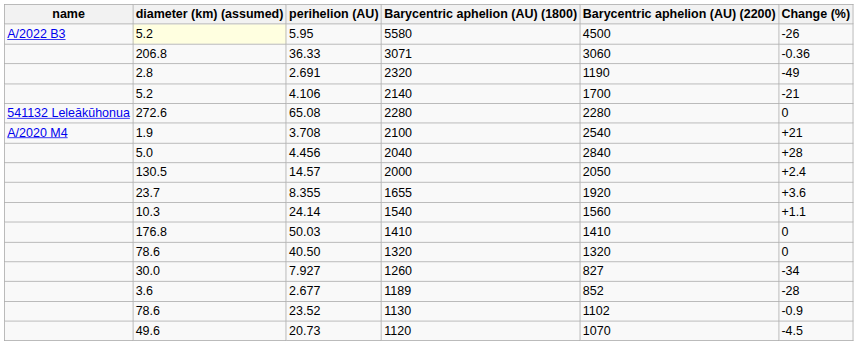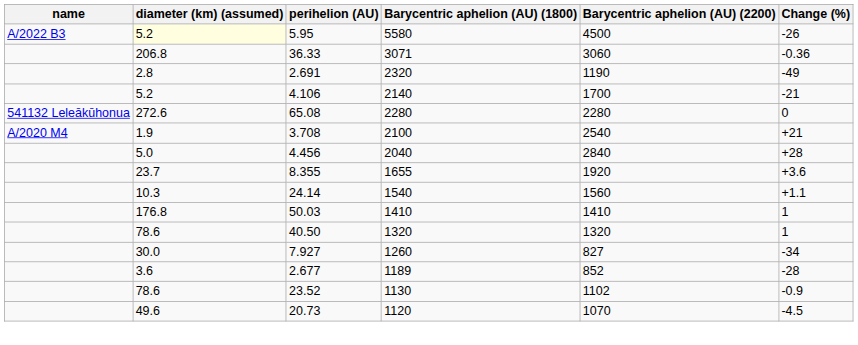- row: (305, 172)
(785, 232) 0 -> (785, 212) 1
(785, 251) 0 -> (785, 232) 1
